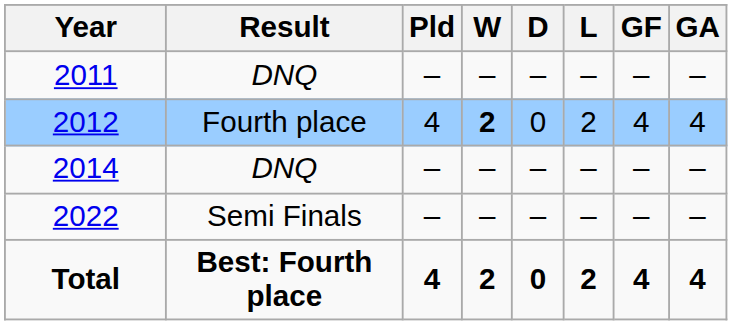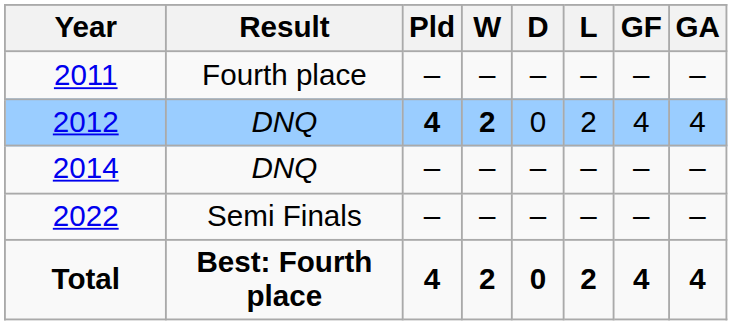(284, 74) DNQ -> (284, 74) Fourth place
(284, 121) Fourth place -> (284, 121) DNQ
(432, 121) normal -> (432, 121) bold
